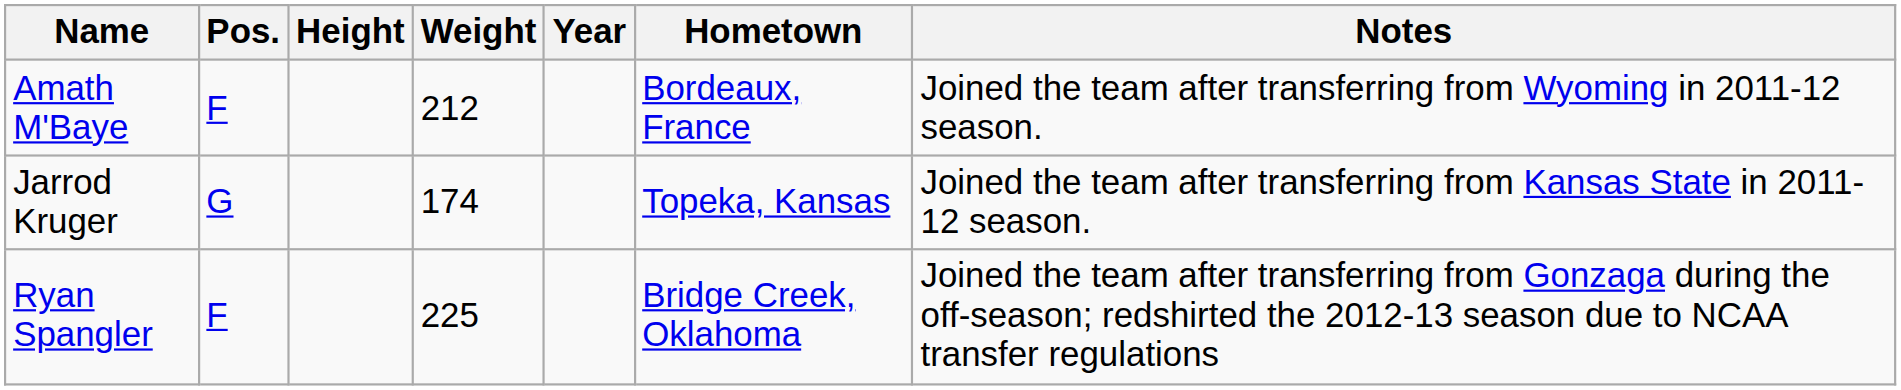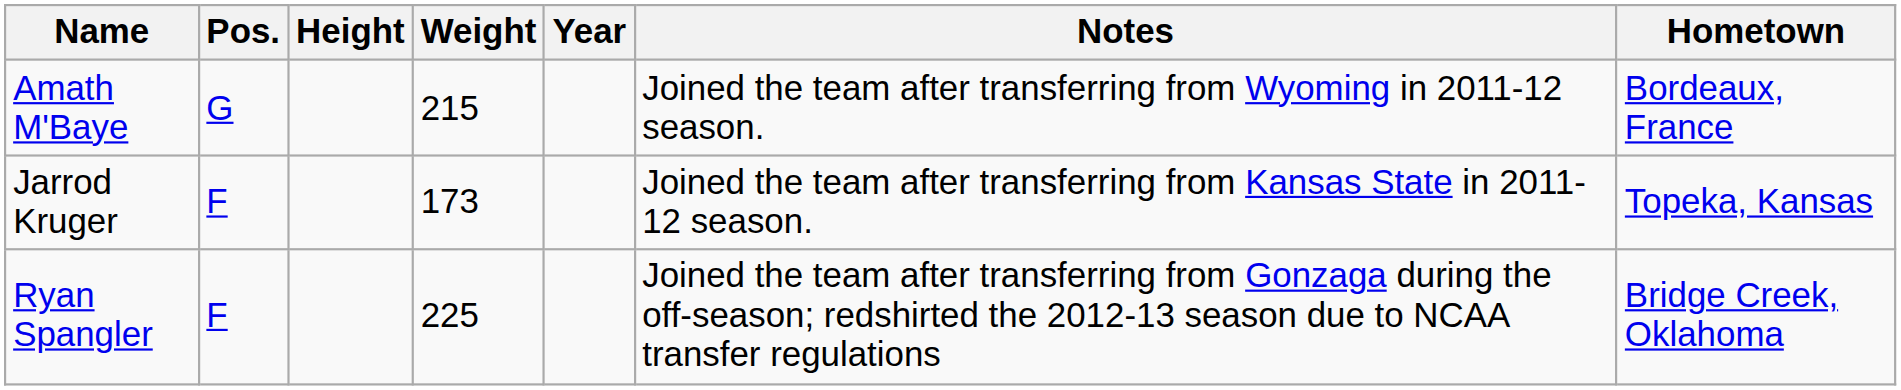columns swapped: (773, 32) <-> (1404, 32)
(217, 107) F -> (220, 107) G
(450, 107) 212 -> (450, 107) 215
(220, 201) G -> (217, 201) F
(450, 201) 174 -> (450, 201) 173
